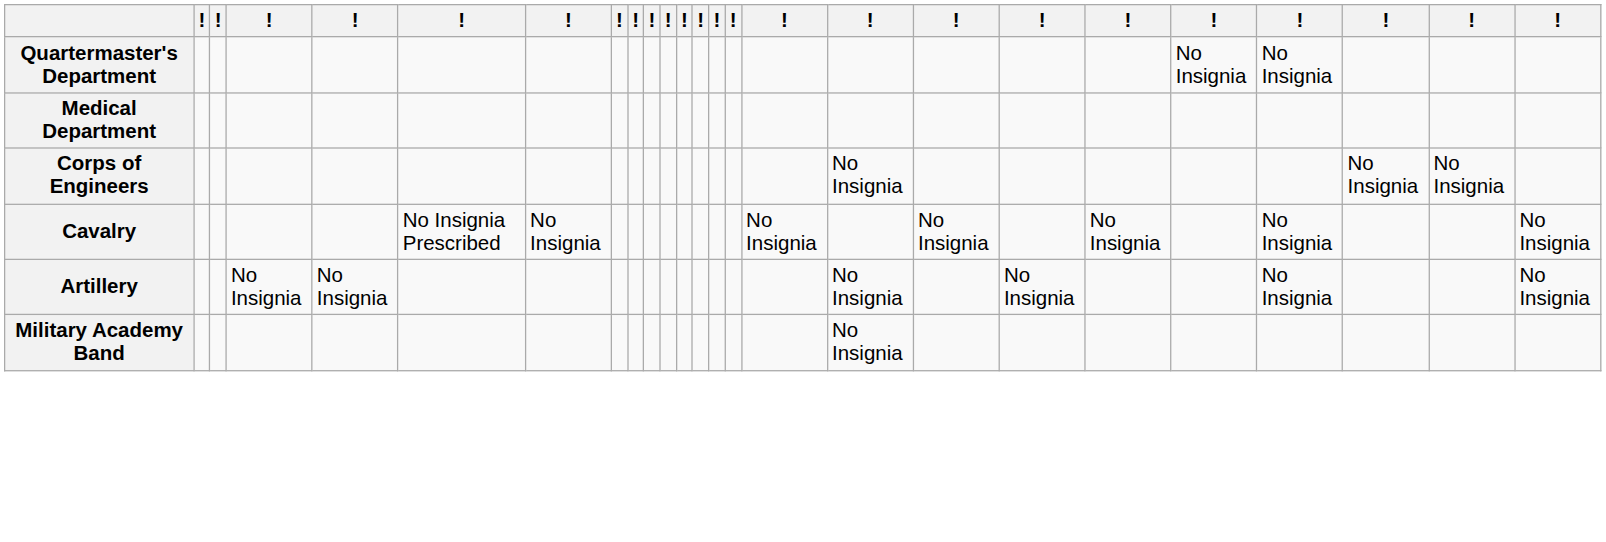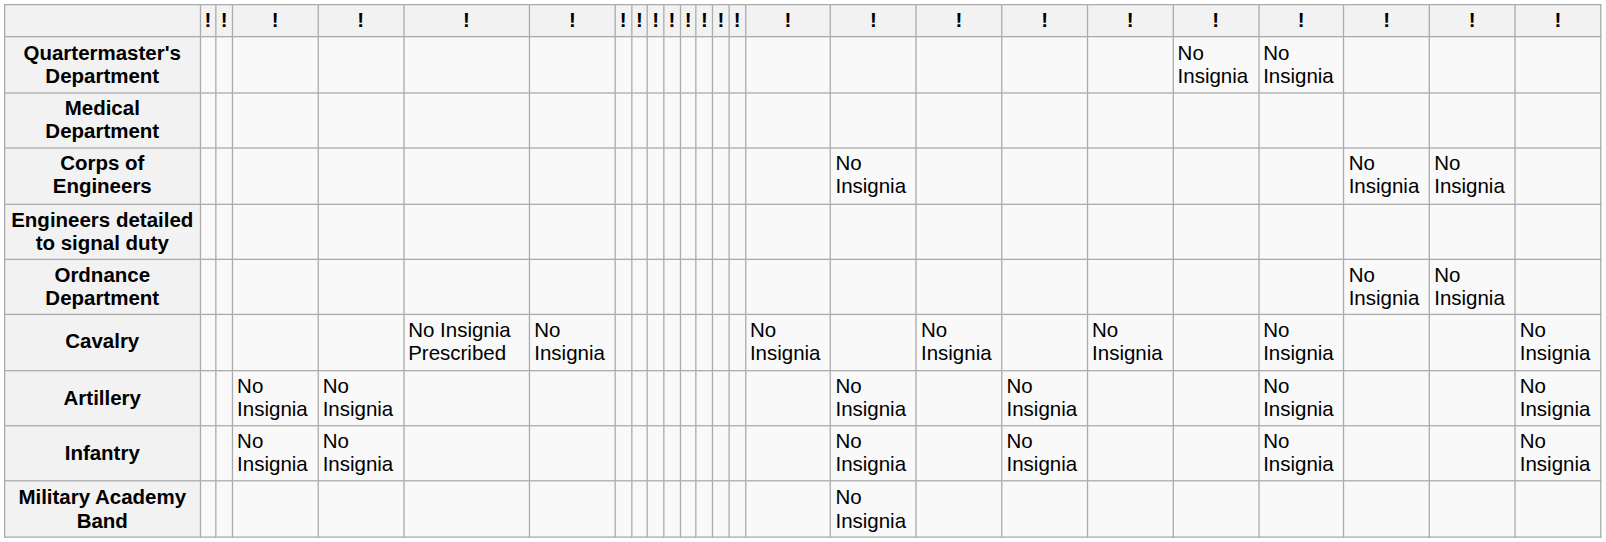+ row: (102, 231)
+ row: (102, 286)
+ row: (102, 453)
